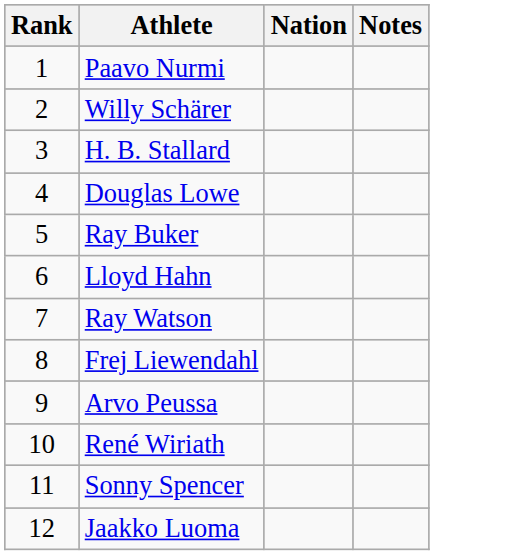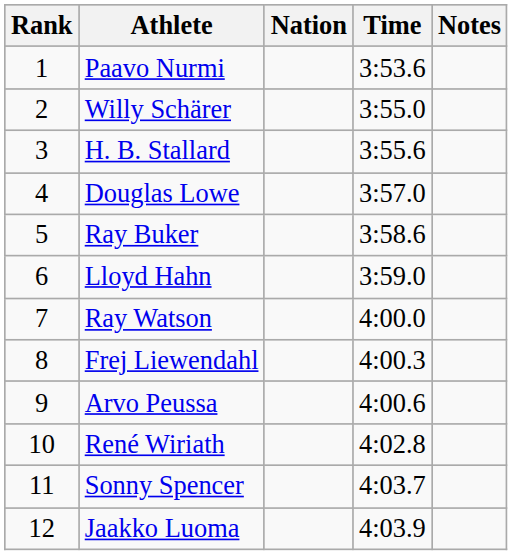+ column: (392, 25)
